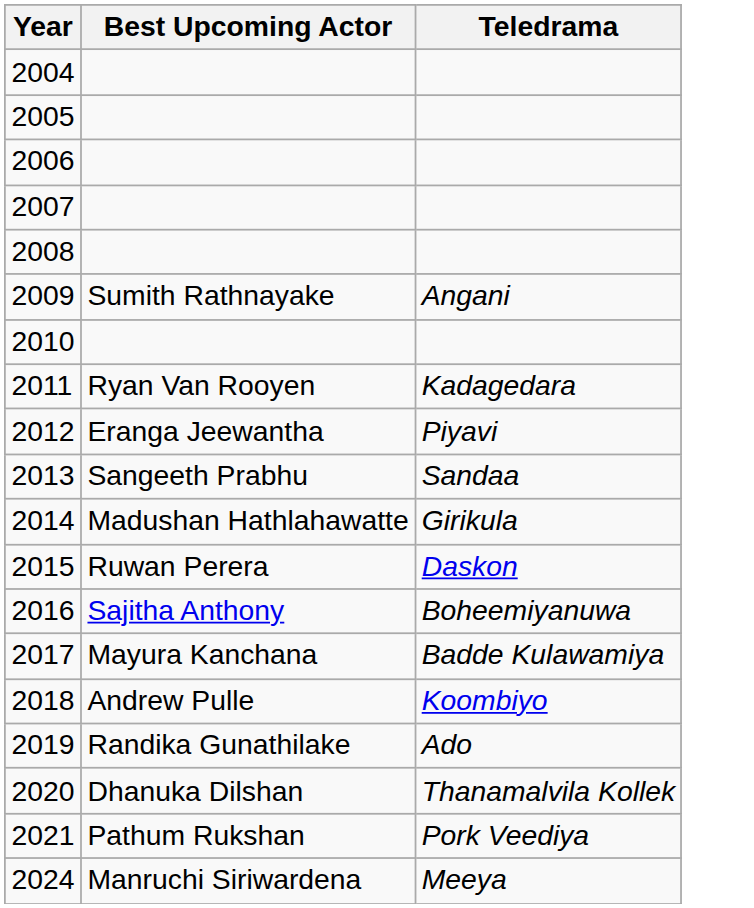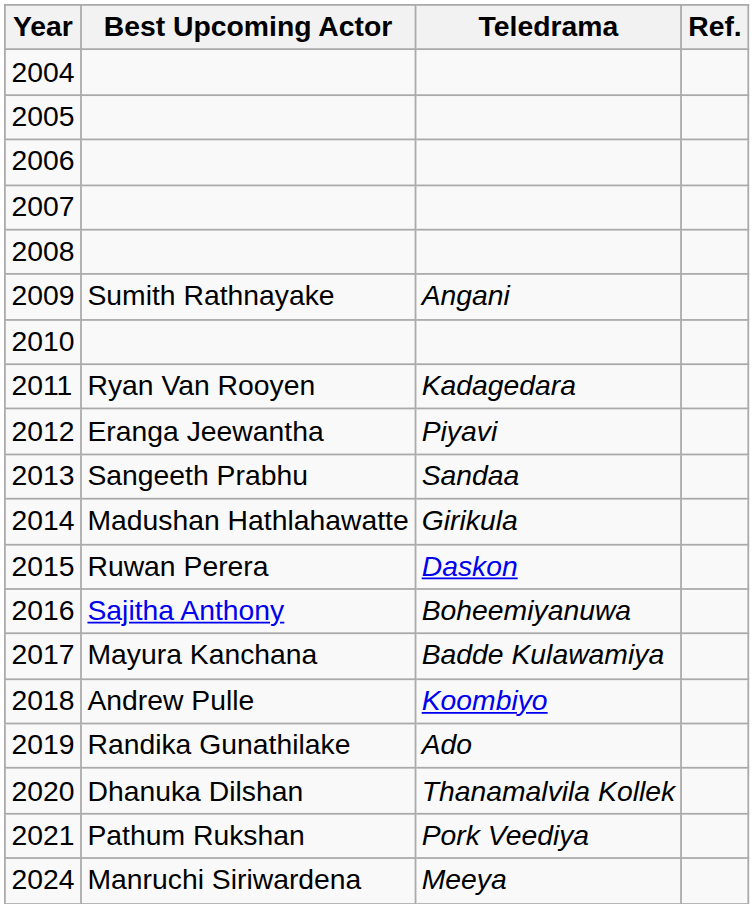+ column: (715, 26)
